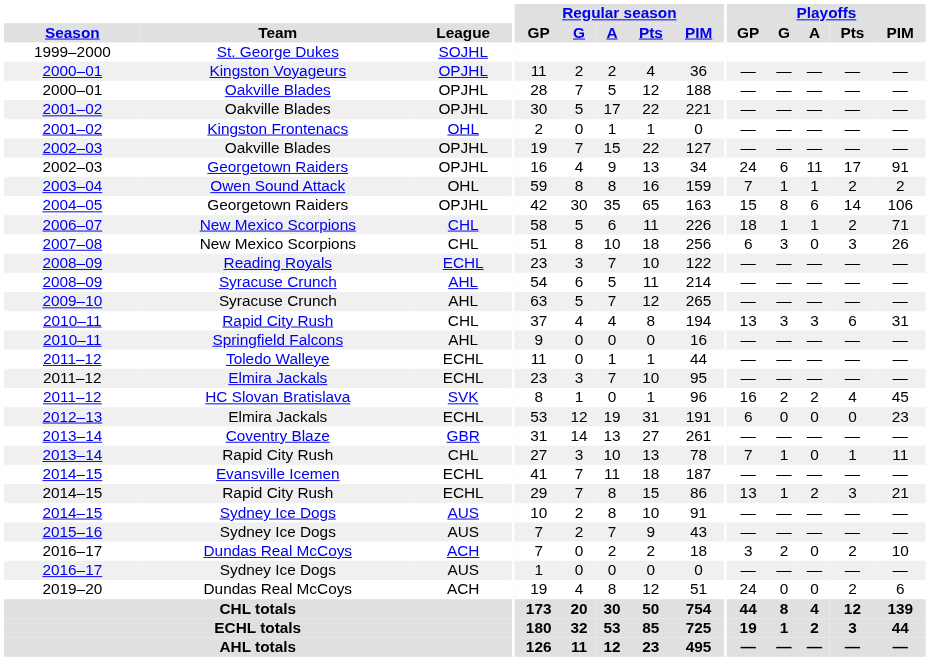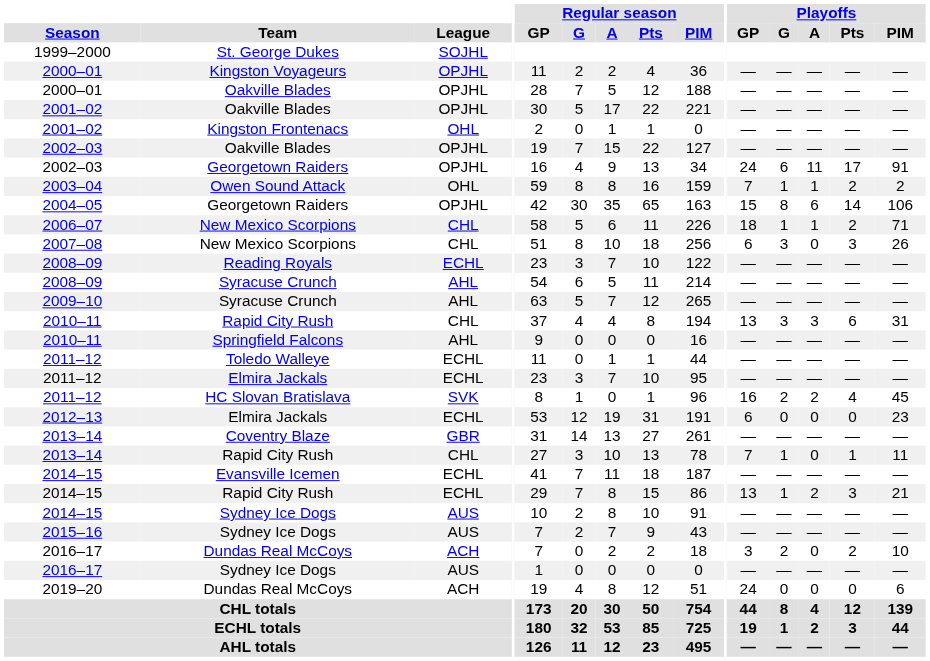(852, 589) 2 -> (852, 589) 0
